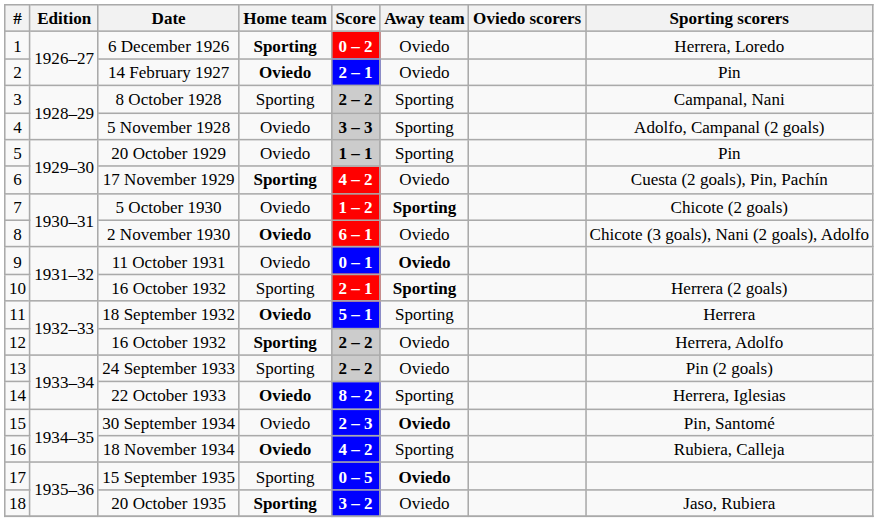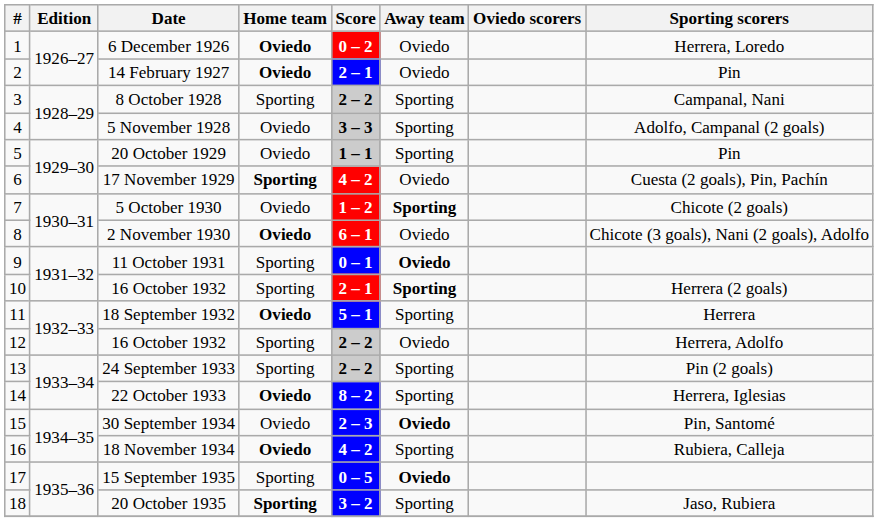(285, 45) Sporting -> (285, 45) Oviedo
(285, 261) Oviedo -> (285, 261) Sporting
(285, 341) bold -> (285, 341) normal
(424, 368) Oviedo -> (424, 368) Sporting
(424, 503) Oviedo -> (424, 503) Sporting
